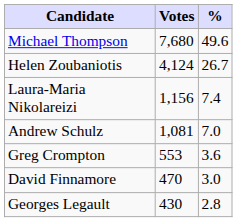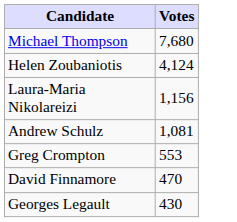- column: (215, 16)
